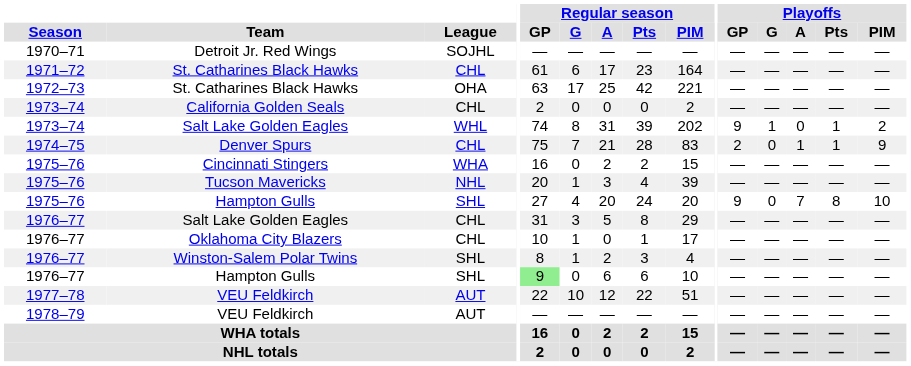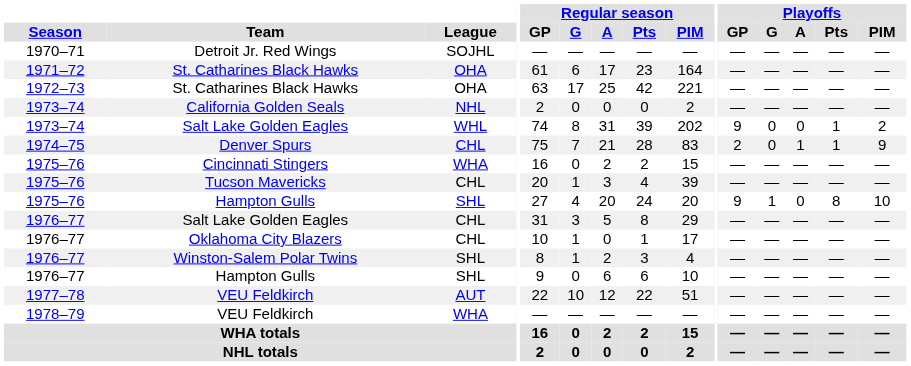(470, 69) CHL -> (470, 69) OHA
(470, 107) CHL -> (470, 107) NHL
(772, 126) 1 -> (772, 126) 0
(470, 182) NHL -> (470, 182) CHL
(772, 201) 0 -> (772, 201) 1
(801, 201) 7 -> (801, 201) 0
(540, 276) lightgreen background -> (540, 276) no background
(470, 314) AUT -> (470, 314) WHA
